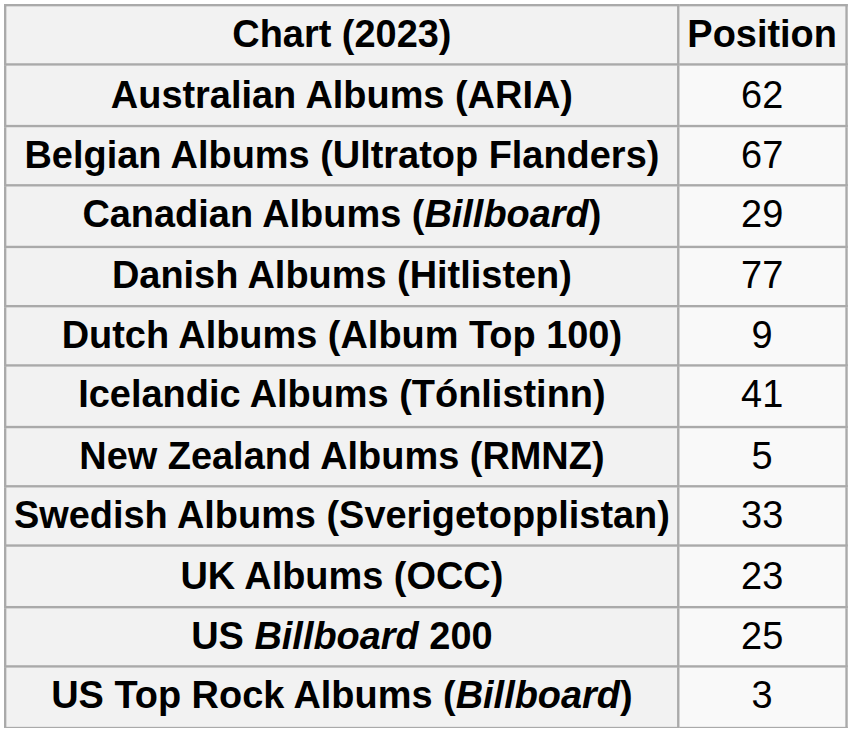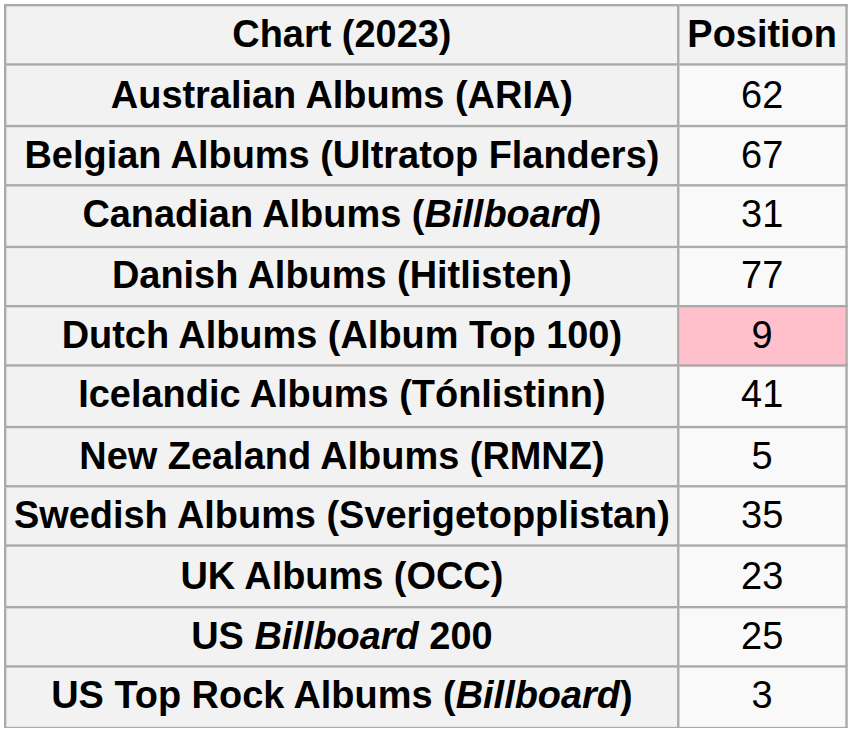(762, 214) 29 -> (762, 214) 31
(762, 335) no background -> (762, 335) pink background
(762, 515) 33 -> (762, 515) 35
